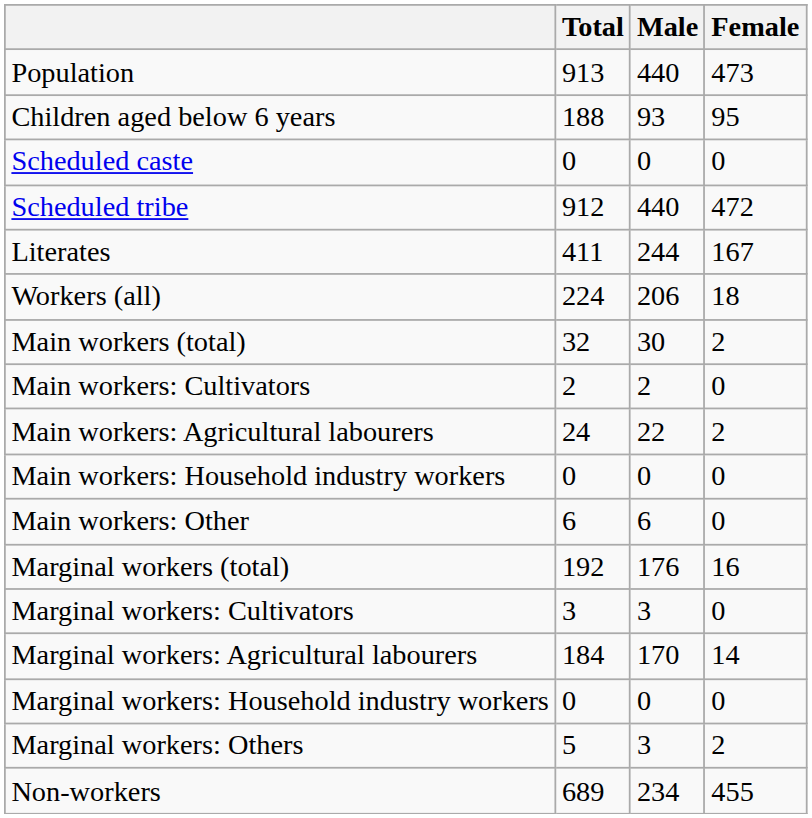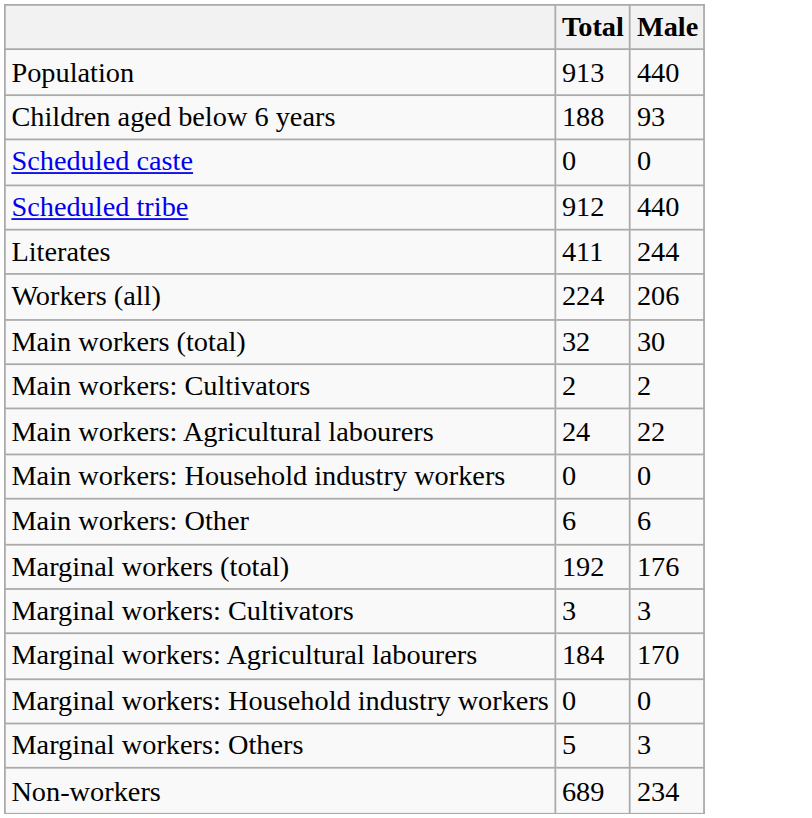- column: (755, 26)
